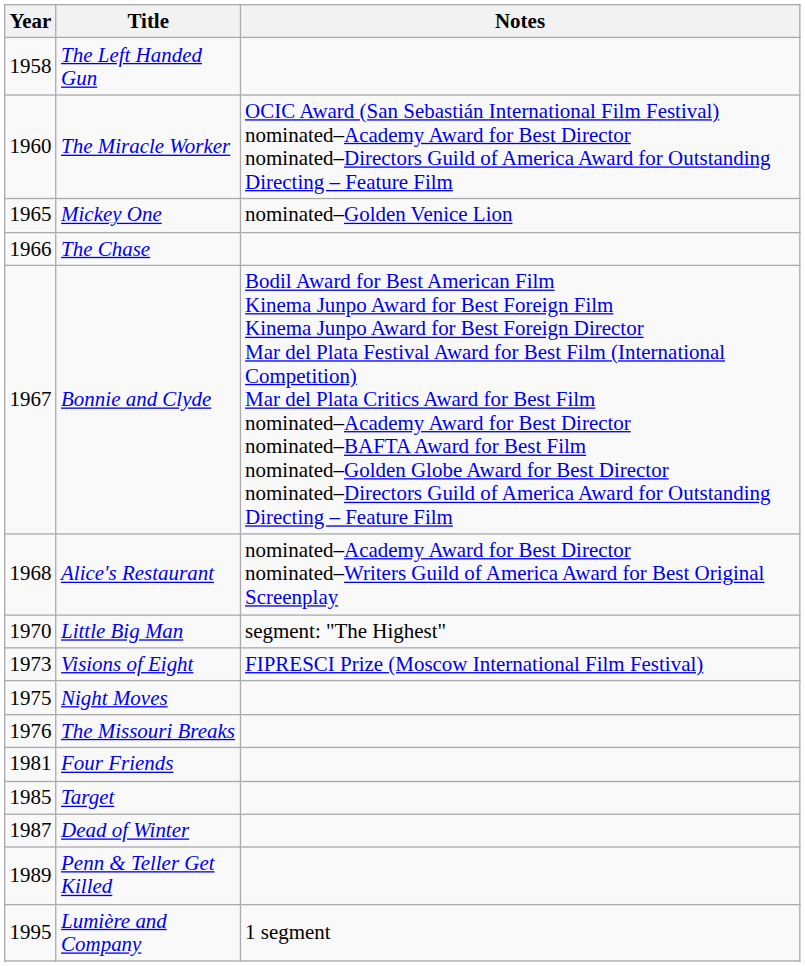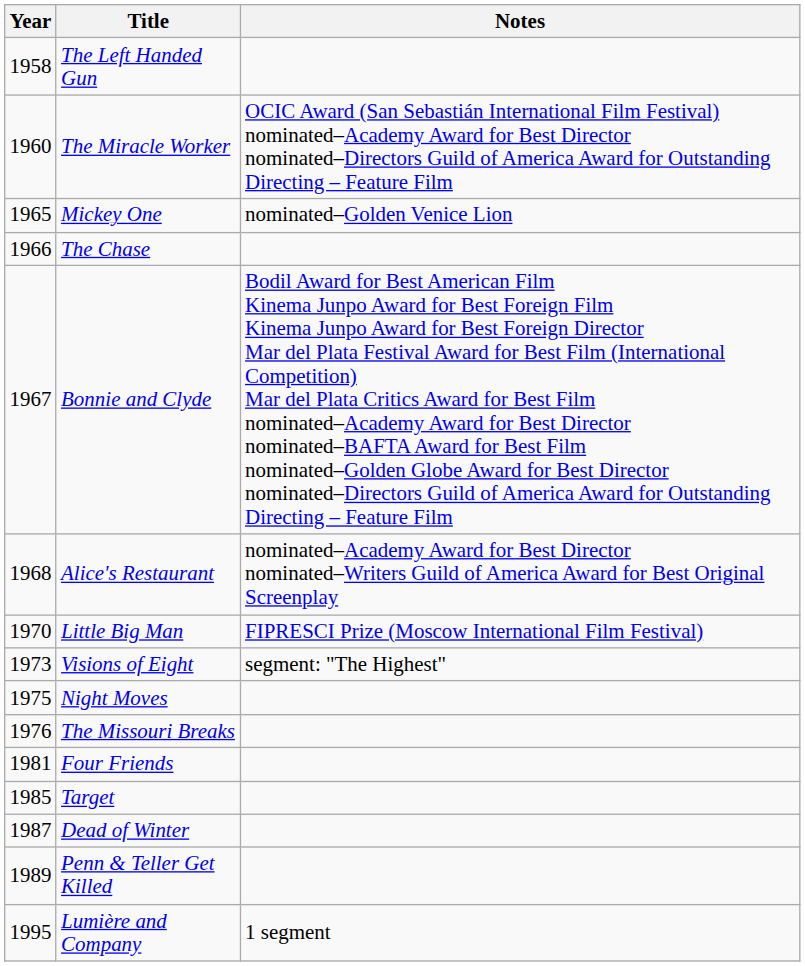(346, 631) segment: "The Highest" -> (474, 631) FIPRESCI Prize (Moscow International Film Festival)
(474, 664) FIPRESCI Prize (Moscow International Film Festival) -> (346, 664) segment: "The Highest"
